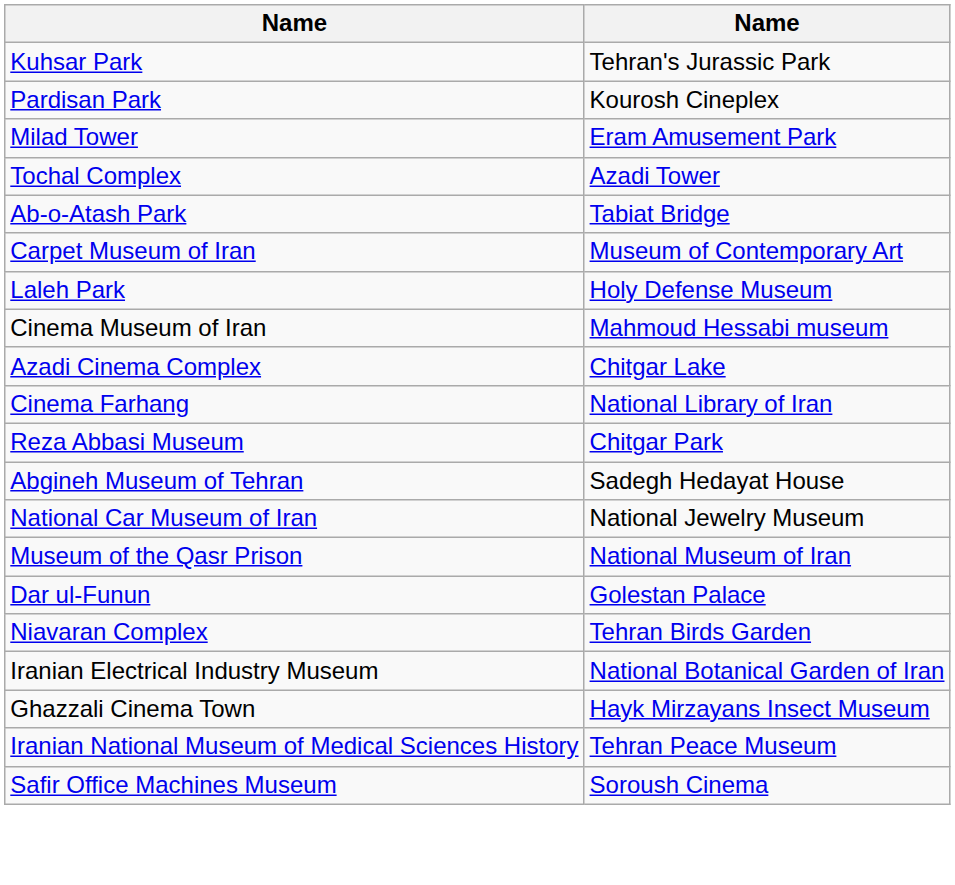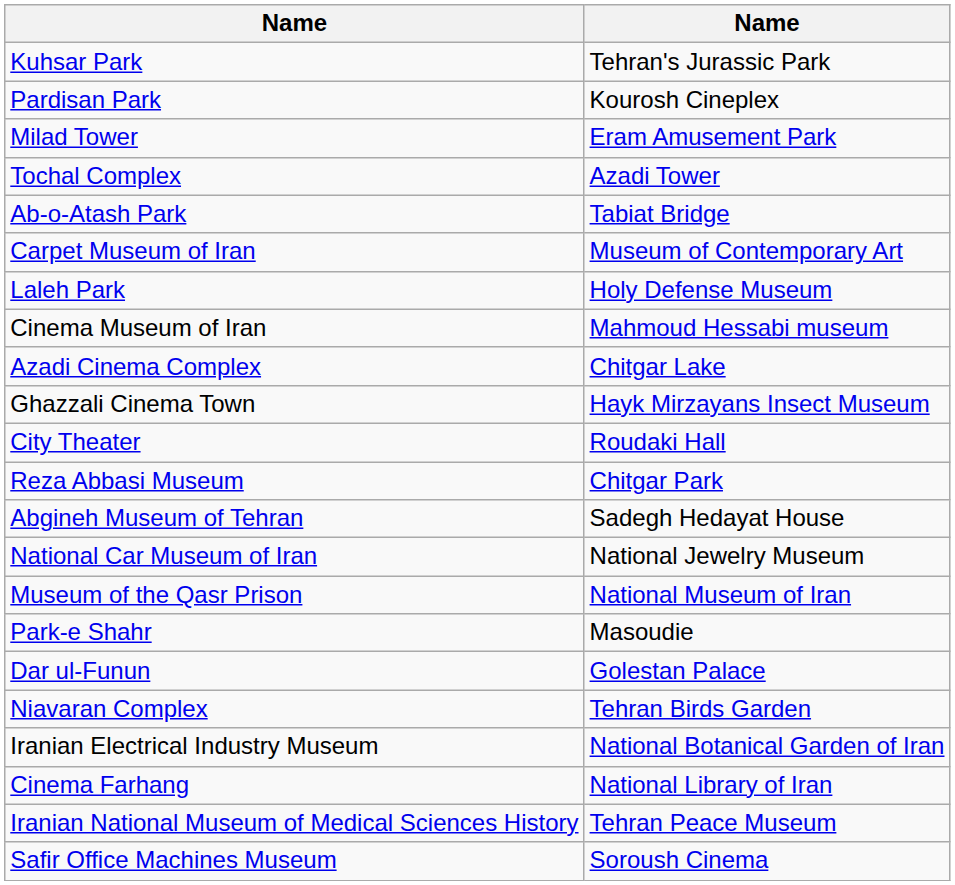rows swapped: (100, 404) <-> (133, 708)
+ row: (75, 442)
+ row: (81, 632)
